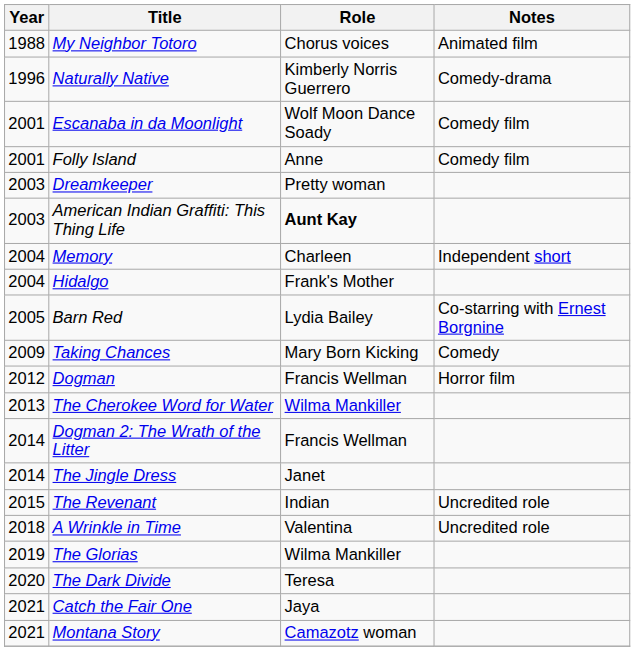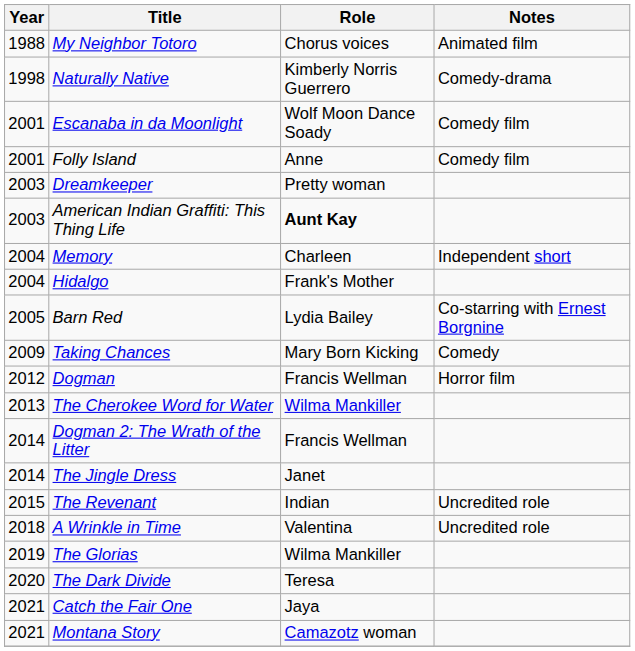(27, 79) 1996 -> (27, 79) 1998
